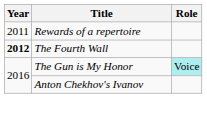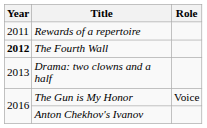+ row: (93, 72)
(187, 66) paleturquoise background -> (187, 97) no background
